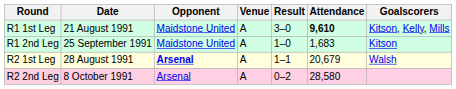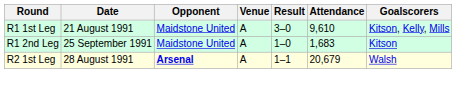(322, 28) bold -> (322, 28) normal
- row: (33, 76)
